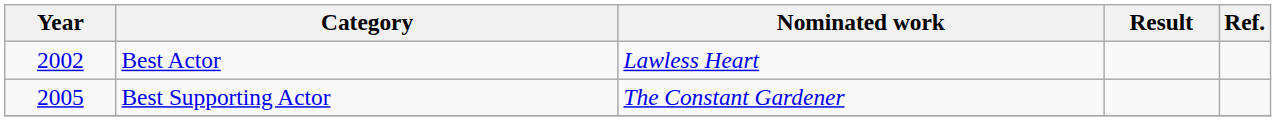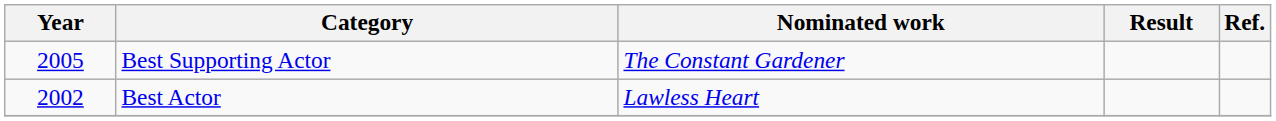rows swapped: (171, 60) <-> (226, 97)
